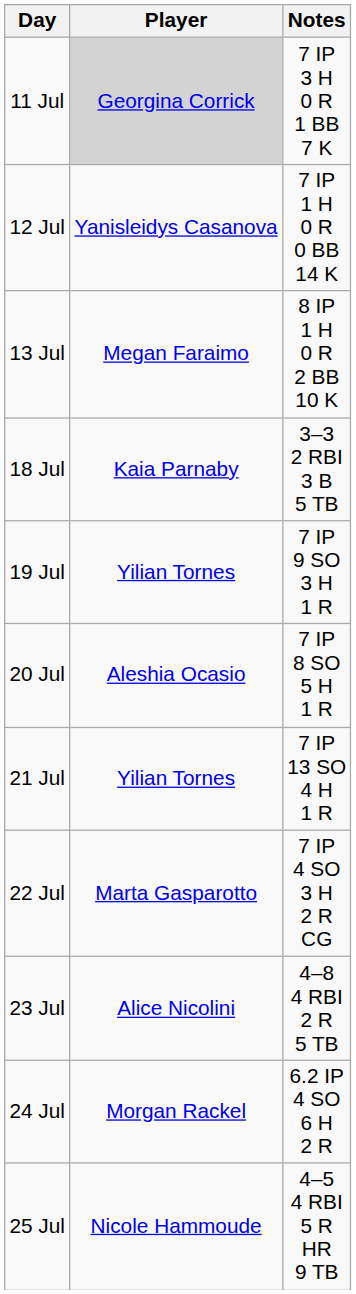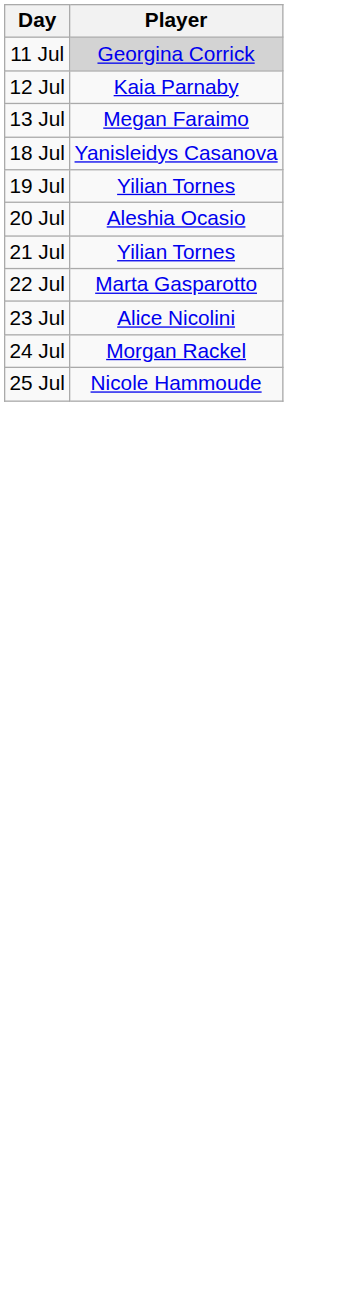- column: (317, 20)
(176, 227) Yanisleidys Casanova -> (176, 86) Kaia Parnaby
(176, 468) Kaia Parnaby -> (176, 152) Yanisleidys Casanova
